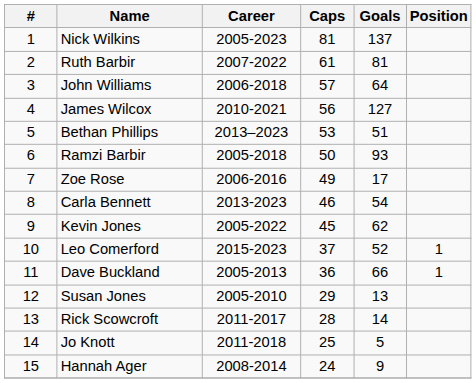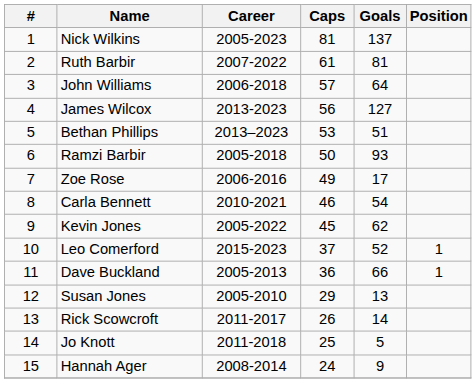(251, 109) 2010-2021 -> (251, 109) 2013-2023
(251, 202) 2013-2023 -> (251, 202) 2010-2021
(327, 319) 28 -> (327, 319) 26
